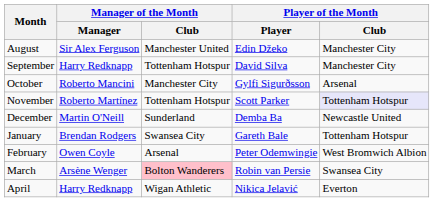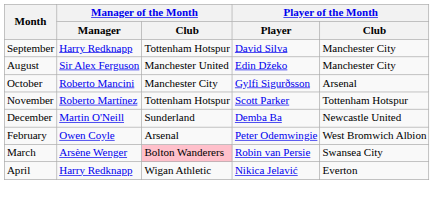rows swapped: (23, 48) <-> (30, 65)
(365, 100) lavender background -> (365, 100) no background
- row: (24, 135)
